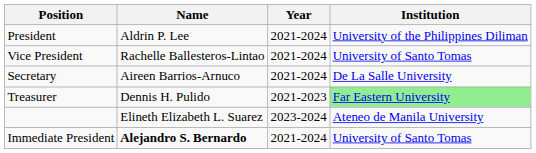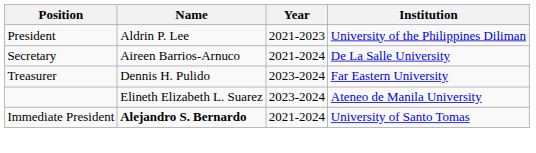(299, 35) 2021-2024 -> (297, 35) 2021-2023
- row: (45, 55)
(299, 96) 2021-2023 -> (297, 76) 2023-2024
(391, 96) lightgreen background -> (390, 76) no background
